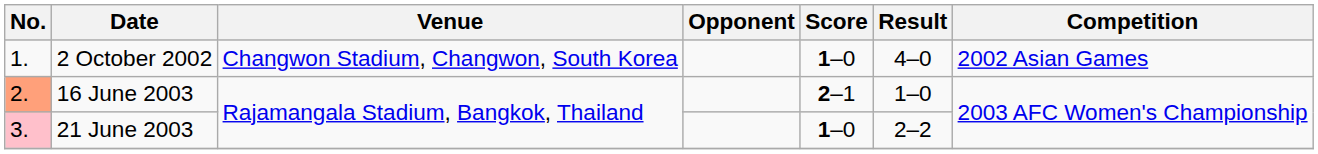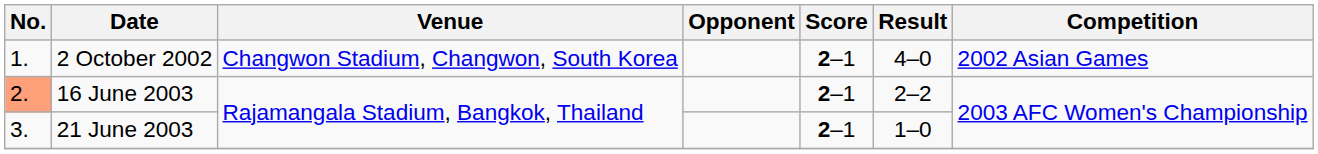(836, 58) 1–0 -> (836, 58) 2–1
(913, 93) 1–0 -> (913, 93) 2–2
(19, 129) pink background -> (19, 129) no background
(836, 129) 1–0 -> (836, 129) 2–1
(913, 129) 2–2 -> (913, 129) 1–0
